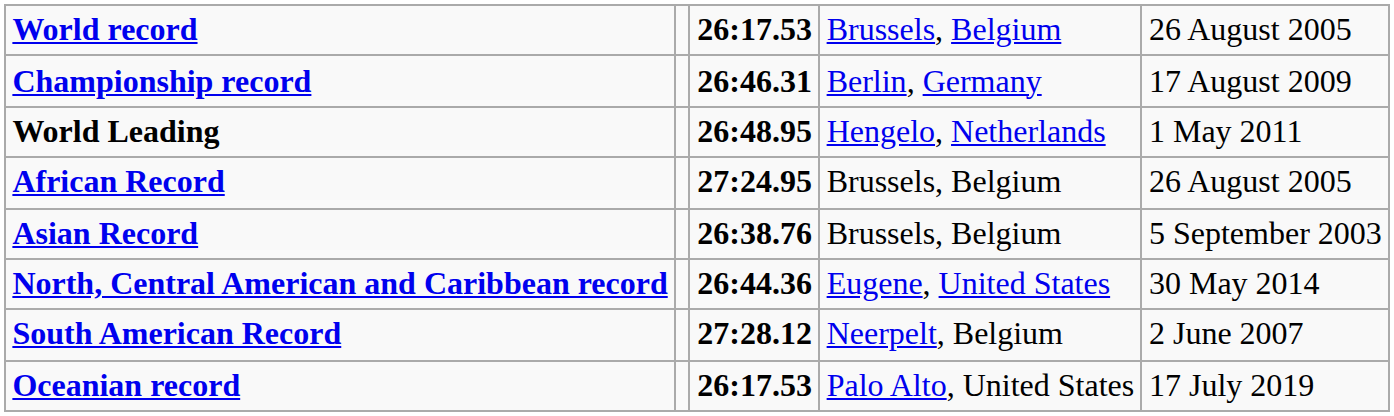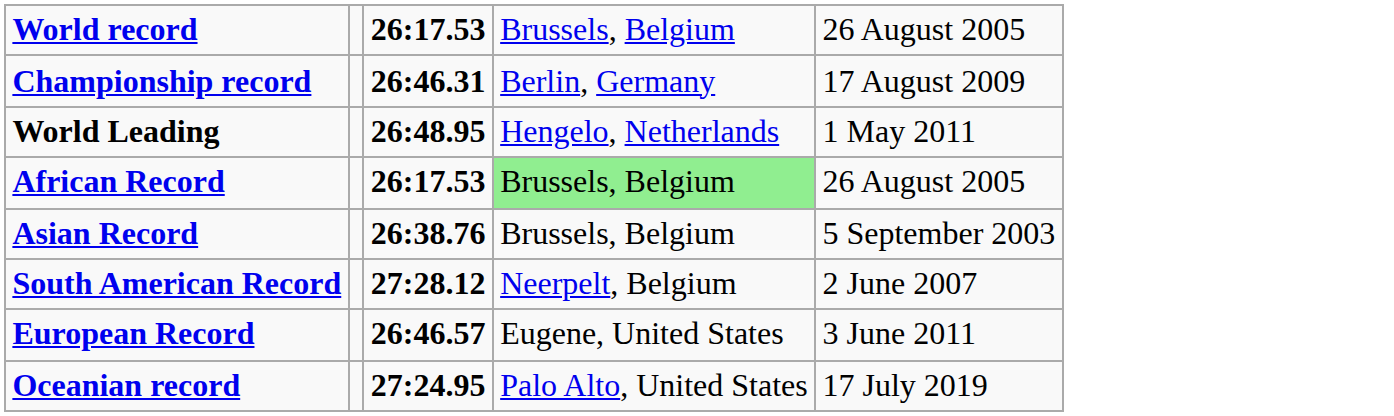(755, 182) 27:24.95 -> (428, 182) 26:17.53
(944, 182) no background -> (618, 182) lightgreen background
- row: (340, 283)
+ row: (133, 334)
(755, 385) 26:17.53 -> (428, 385) 27:24.95
